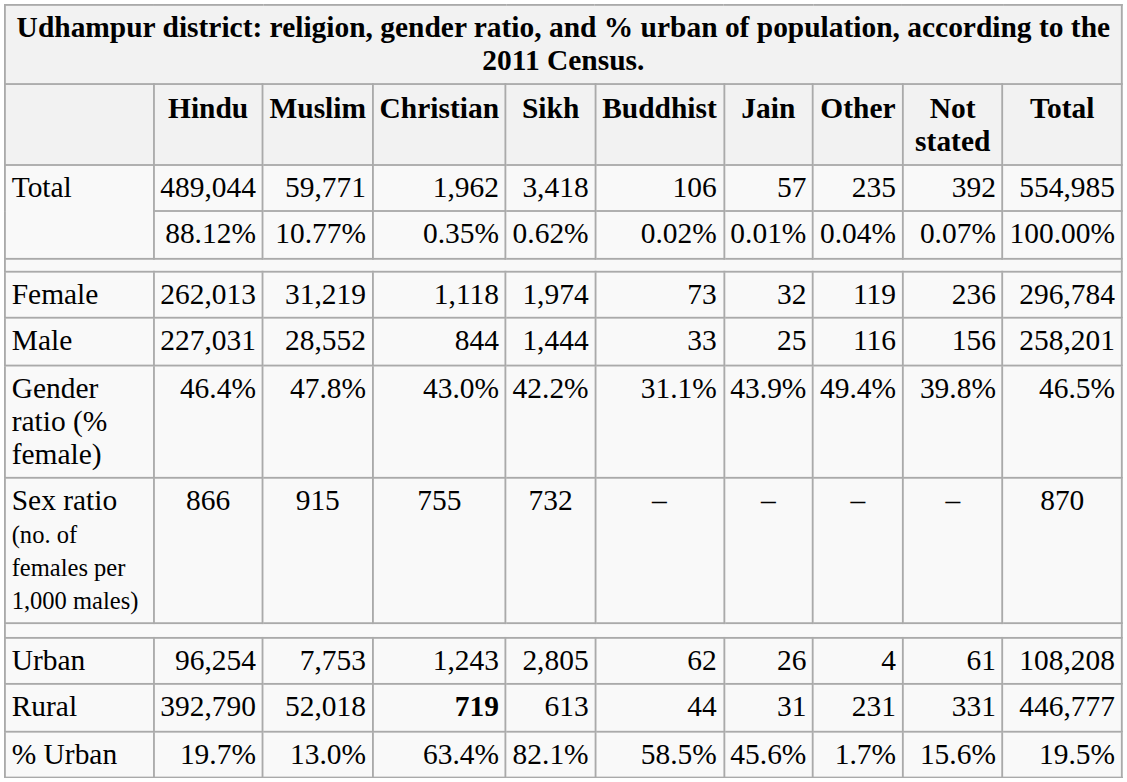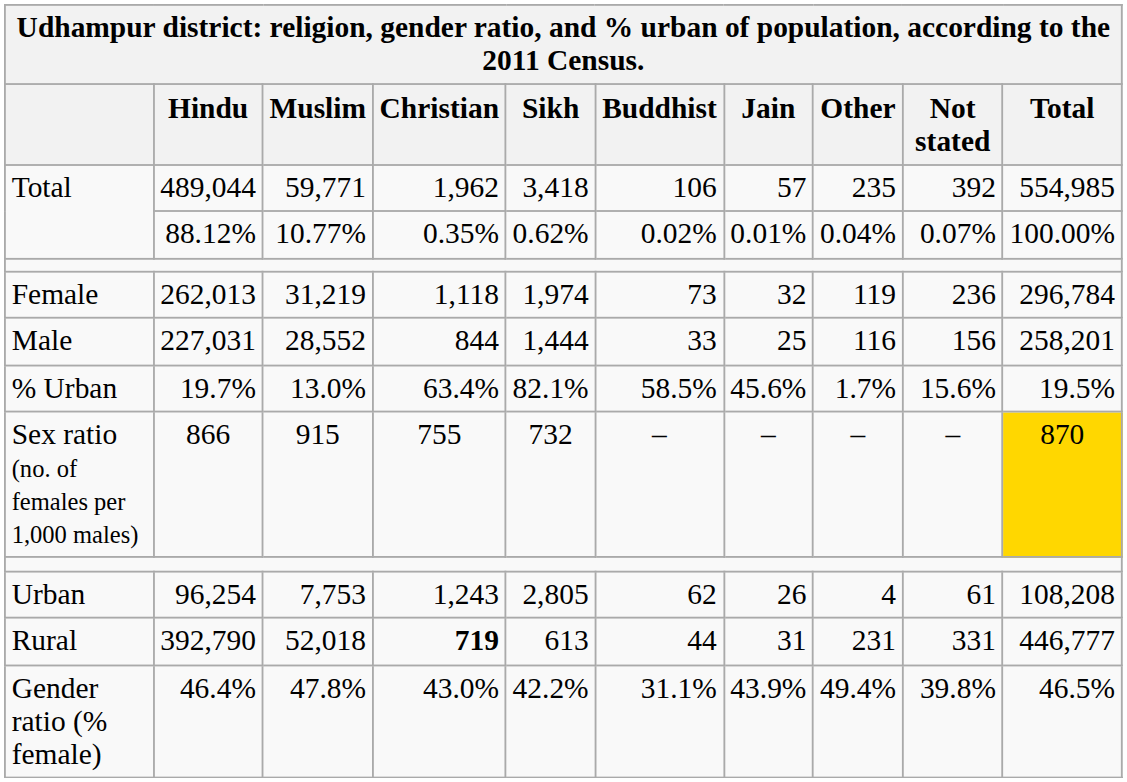rows swapped: (218, 387) <-> (218, 753)
(1062, 500) no background -> (1062, 434) gold background
